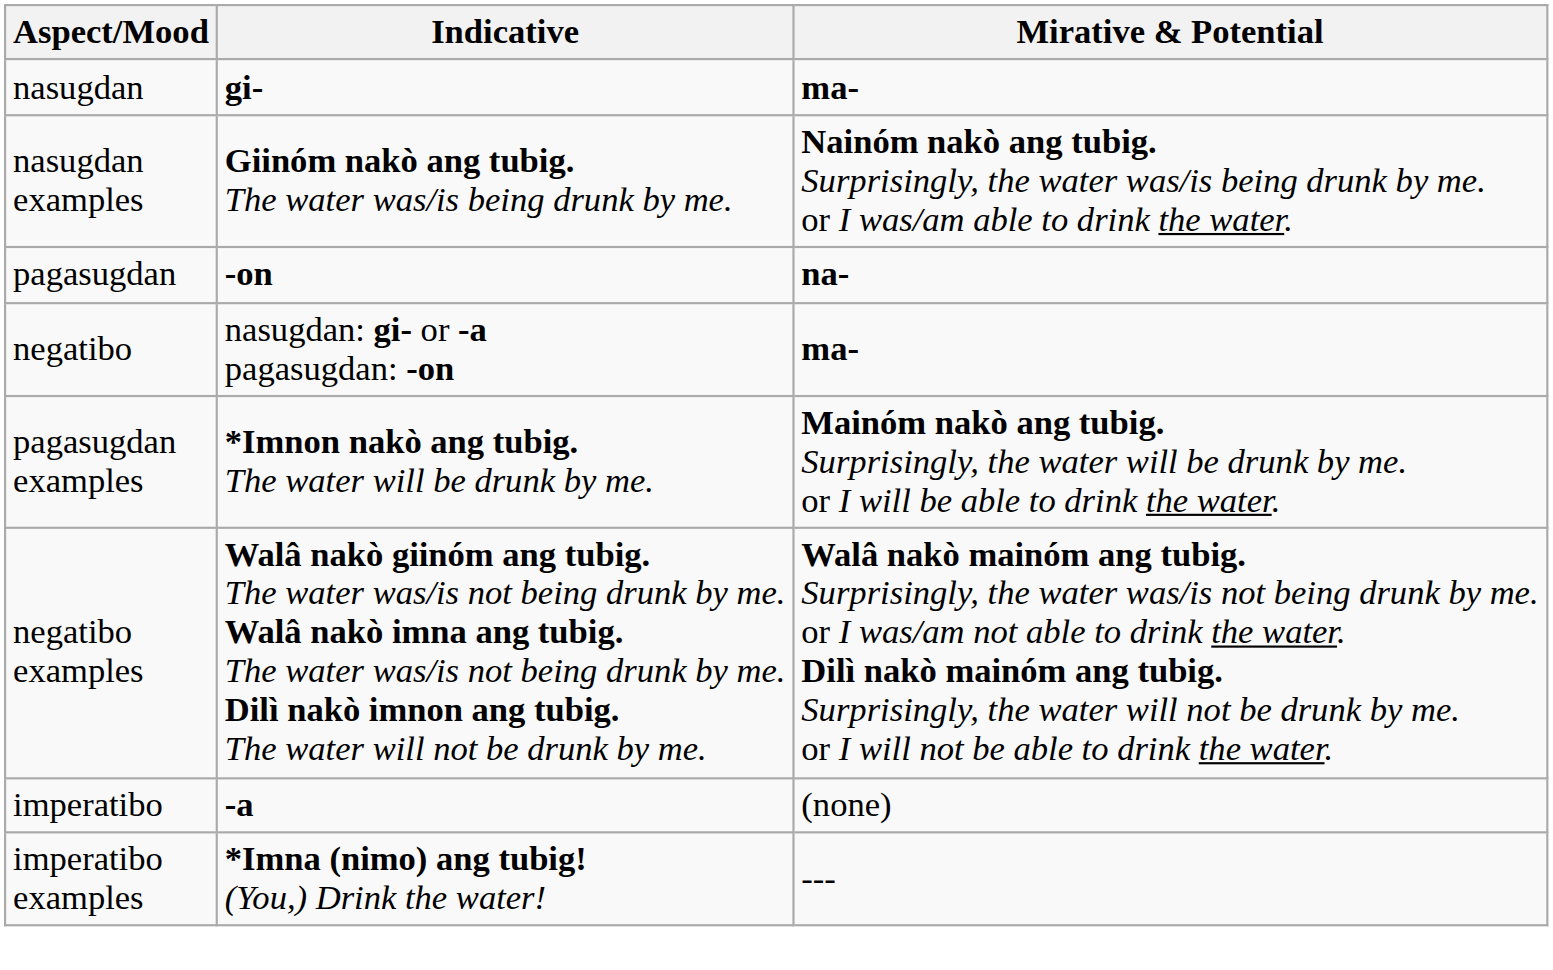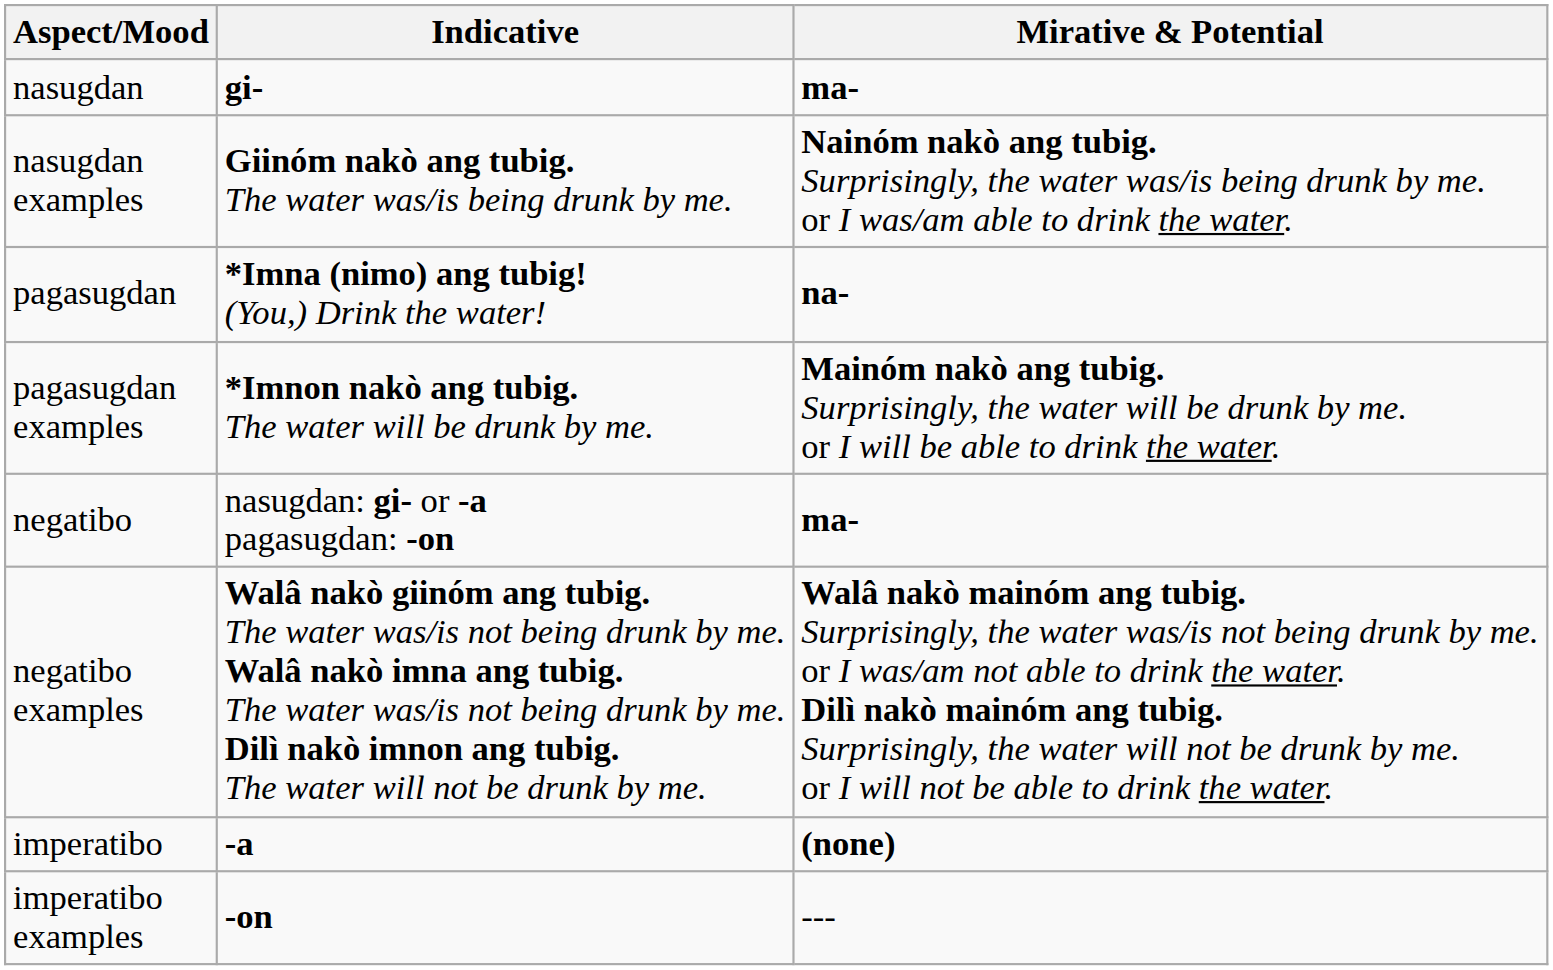(249, 274) -on -> (406, 293) *Imna (nimo) ang tubig! (You,) Drink the water!
rows swapped: (95, 461) <-> (73, 348)
(846, 804) normal -> (848, 843) bold
(406, 878) *Imna (nimo) ang tubig! (You,) Drink the water! -> (249, 917) -on
